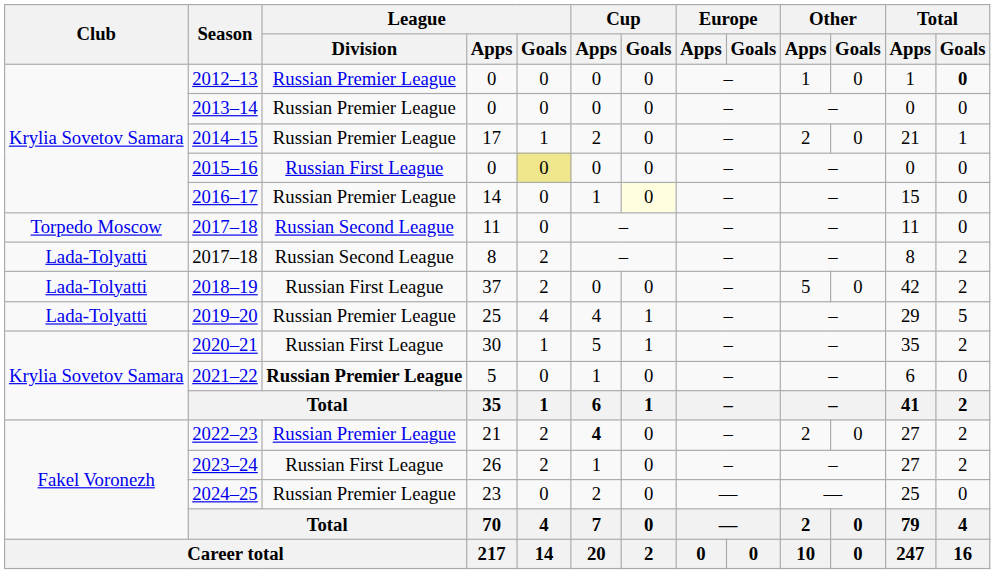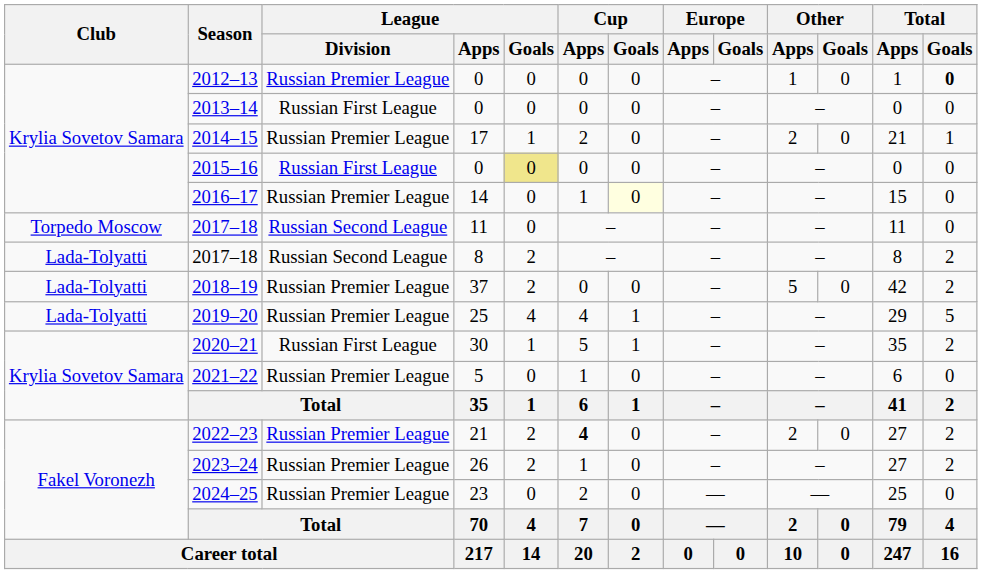(364, 108) Russian Premier League -> (358, 108) Russian First League
(364, 286) Russian First League -> (358, 286) Russian Premier League
(364, 375) bold -> (358, 375) normal
(364, 464) Russian First League -> (358, 464) Russian Premier League
